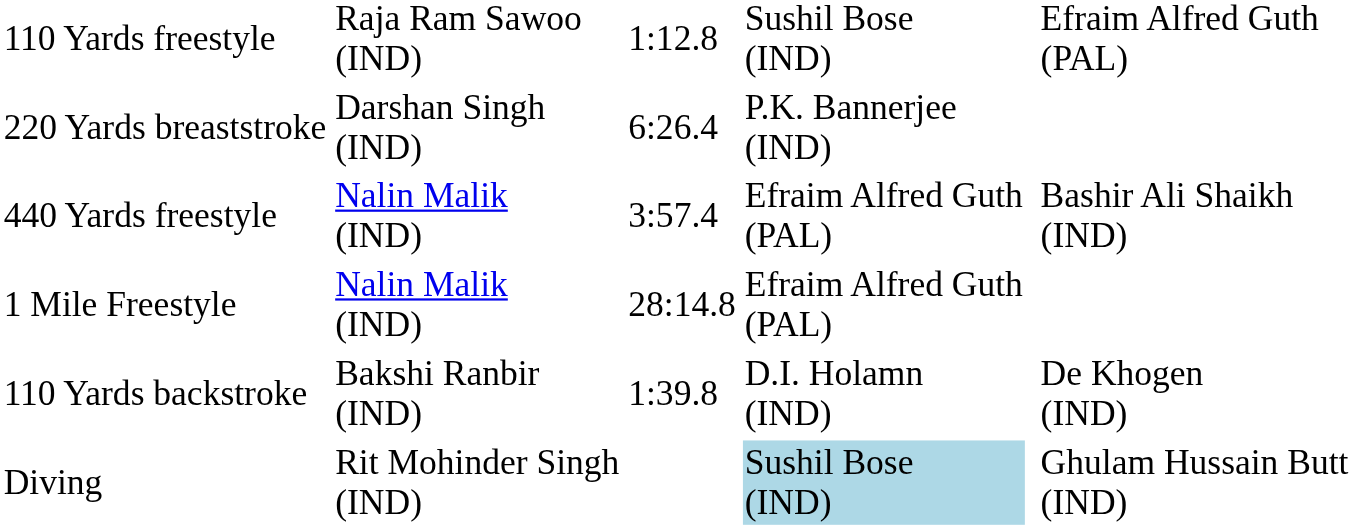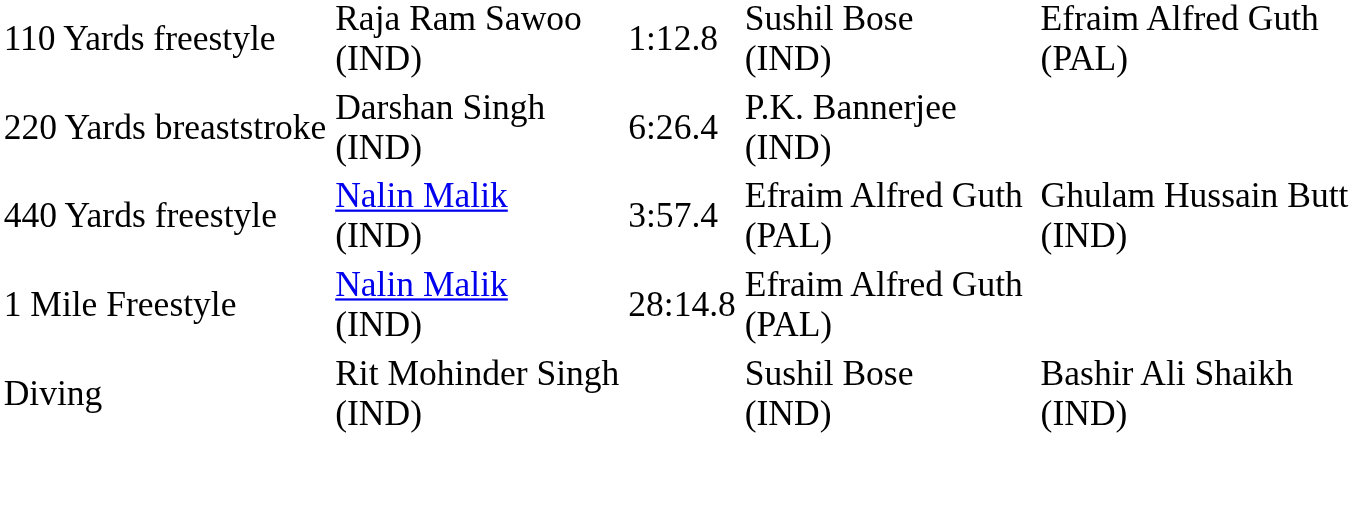(1167, 215) Bashir Ali Shaikh (IND) -> (1195, 215) Ghulam Hussain Butt (IND)
- row: (155, 393)
(829, 482) lightblue background -> (829, 393) no background
(1195, 482) Ghulam Hussain Butt (IND) -> (1167, 393) Bashir Ali Shaikh (IND)
